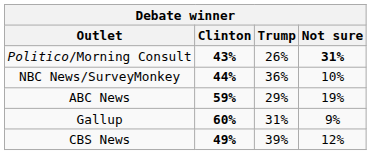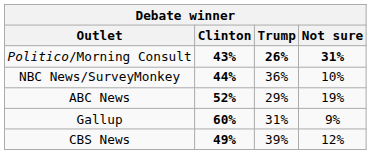(277, 56) normal -> (277, 56) bold
(225, 98) 59% -> (225, 98) 52%
